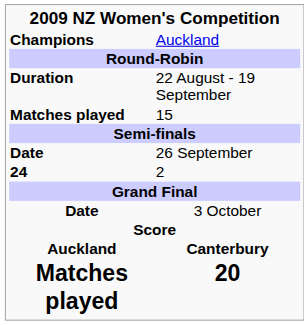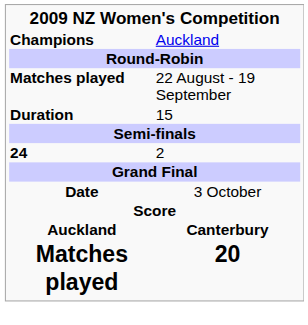(42, 78) Duration -> (67, 78) Matches played
(67, 114) Matches played -> (42, 114) Duration
- row: (204, 153)
